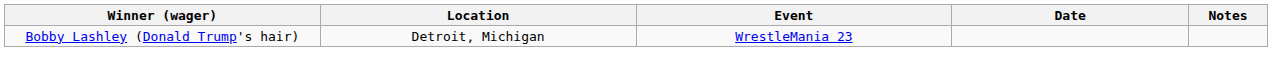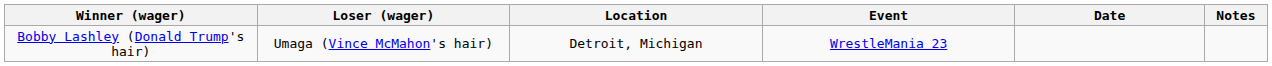+ column: (383, 15)
